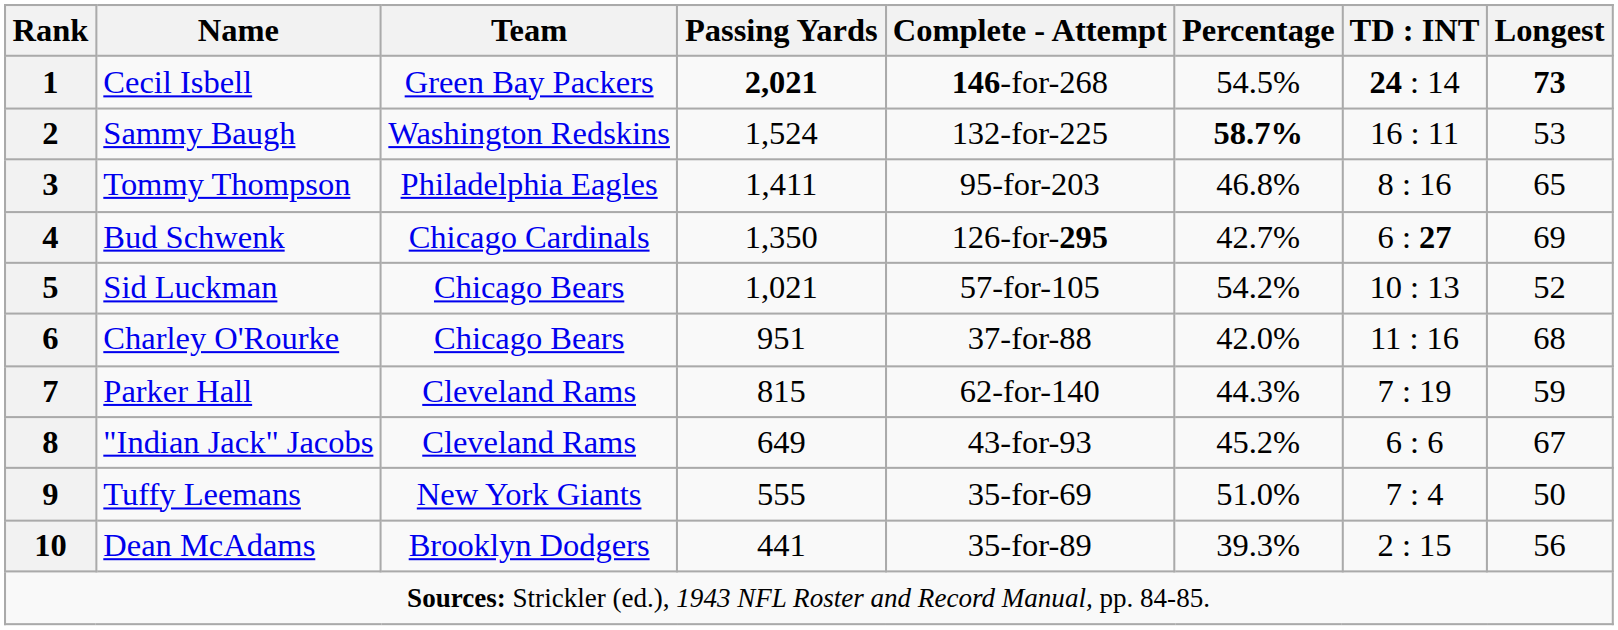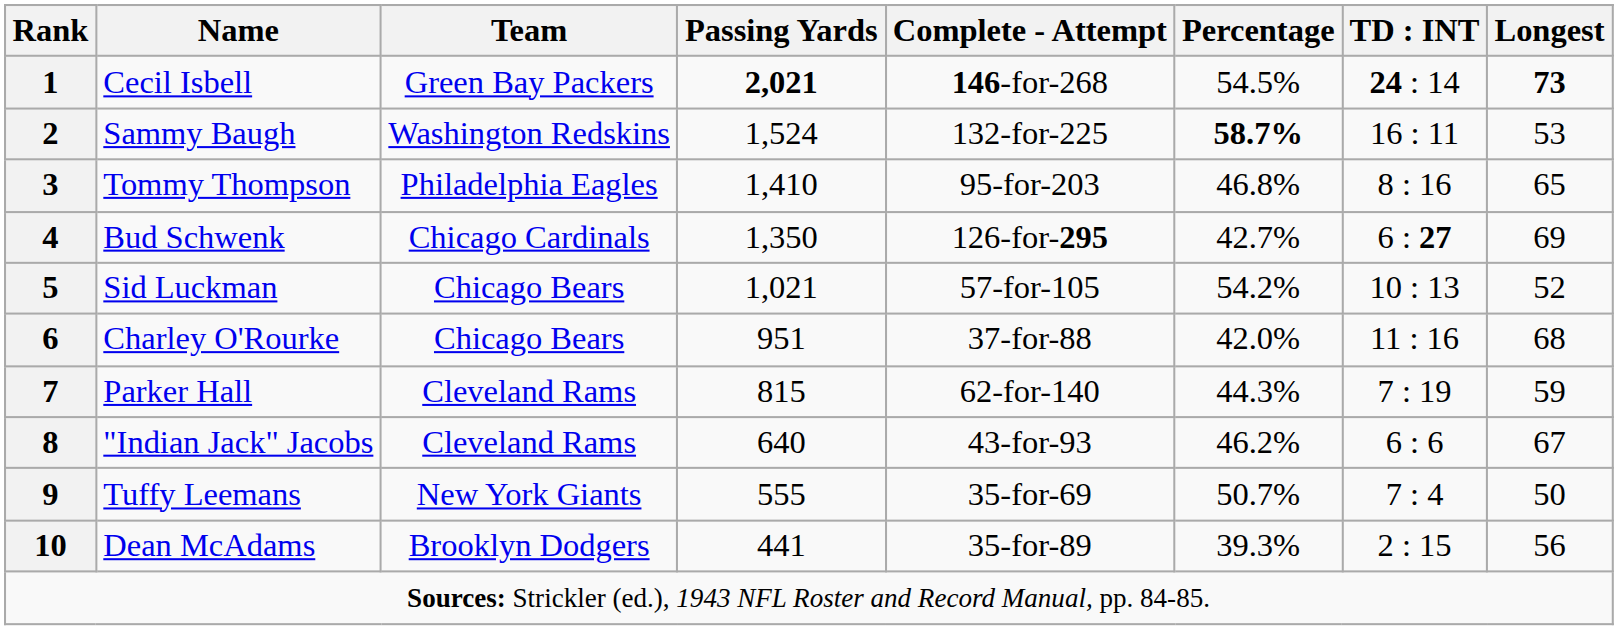(781, 184) 1,411 -> (781, 184) 1,410
(781, 442) 649 -> (781, 442) 640
(1258, 442) 45.2% -> (1258, 442) 46.2%
(1258, 493) 51.0% -> (1258, 493) 50.7%
